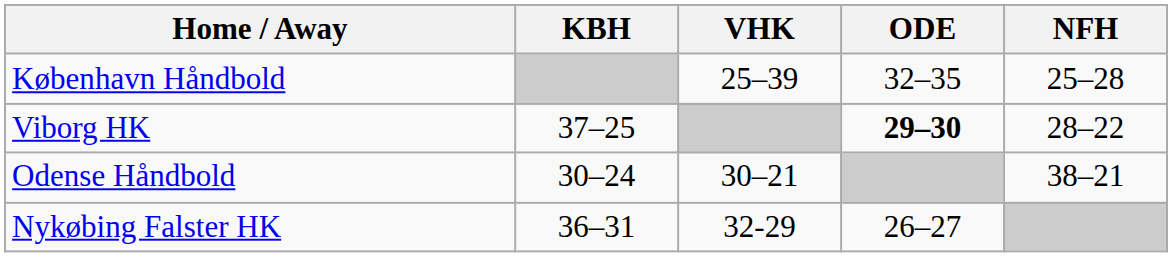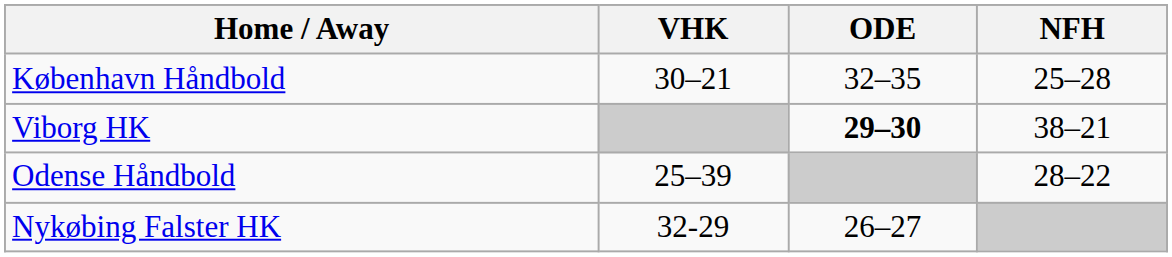- column: (596, 29)
(759, 78) 25–39 -> (693, 78) 30–21
(1085, 127) 28–22 -> (1072, 127) 38–21
(759, 176) 30–21 -> (693, 176) 25–39
(1085, 176) 38–21 -> (1072, 176) 28–22
